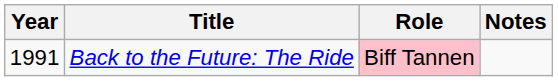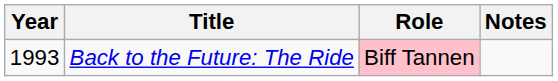(35, 57) 1991 -> (35, 57) 1993
